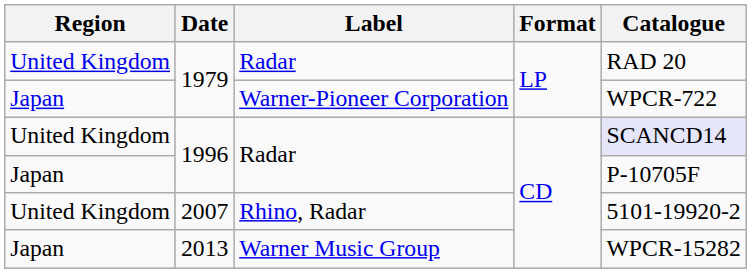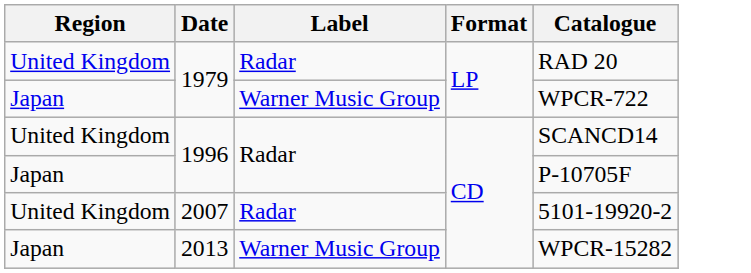(374, 98) Warner-Pioneer Corporation -> (340, 98) Warner Music Group
(666, 135) lavender background -> (598, 135) no background
(302, 211) Rhino, Radar -> (267, 211) Radar
